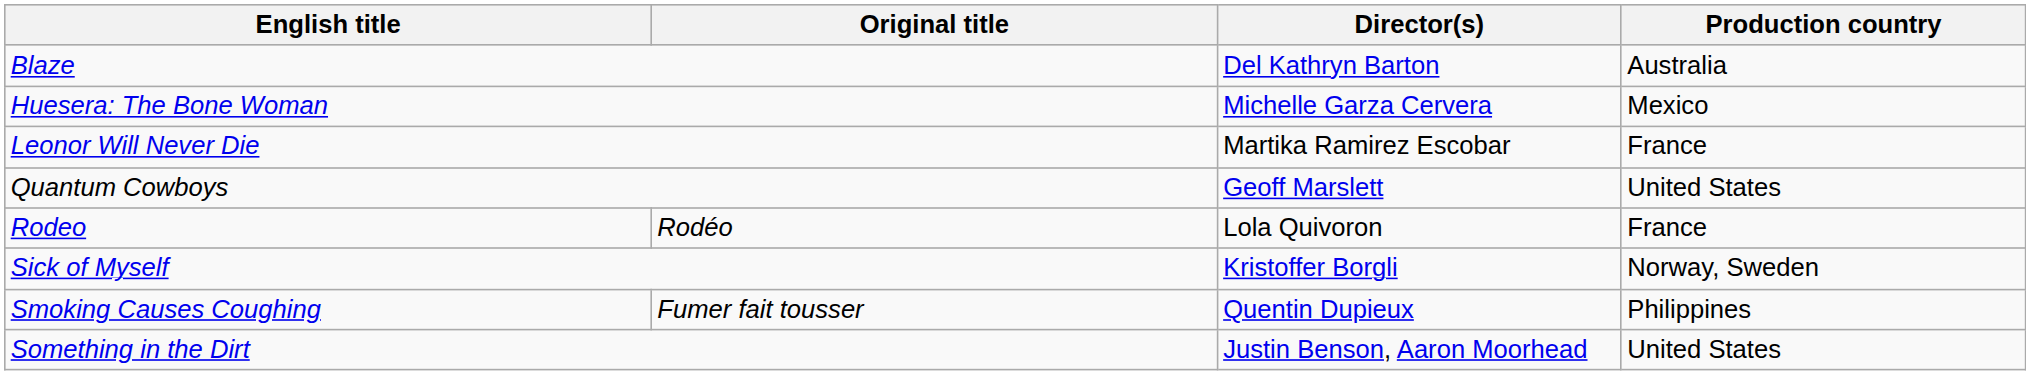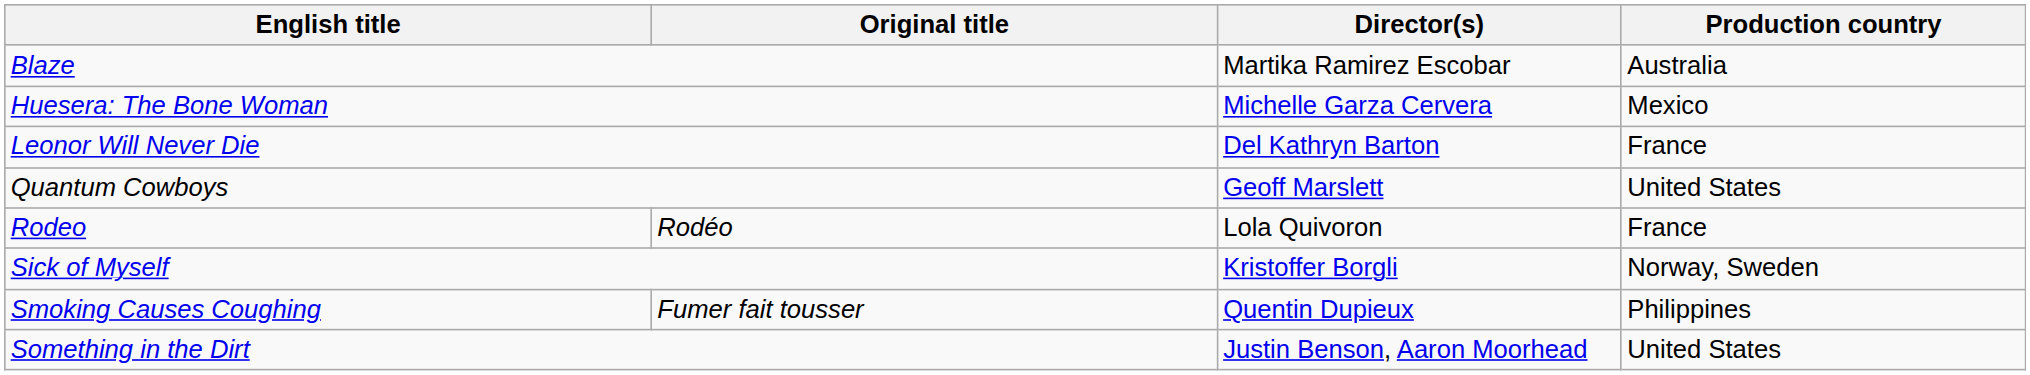(1331, 65) Del Kathryn Barton -> (1367, 65) Martika Ramirez Escobar
(1367, 146) Martika Ramirez Escobar -> (1331, 146) Del Kathryn Barton
